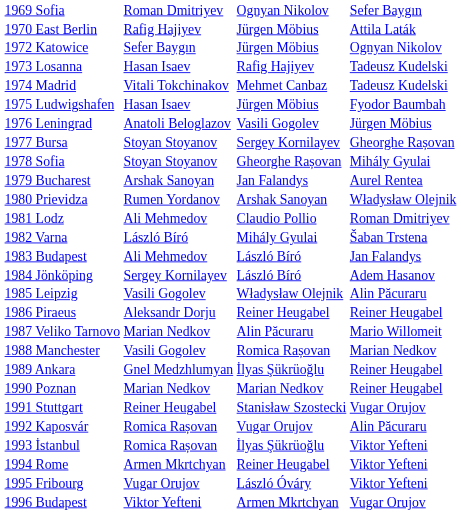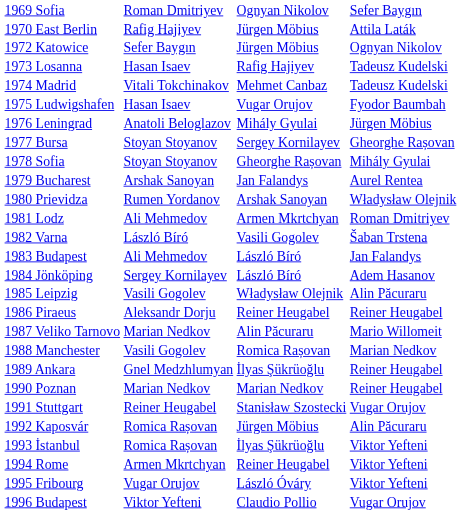(278, 104) Jürgen Möbius -> (275, 104) Vugar Orujov
(278, 123) Vasili Gogolev -> (277, 123) Mihály Gyulai
(277, 218) Claudio Pollio -> (288, 218) Armen Mkrtchyan
(277, 237) Mihály Gyulai -> (278, 237) Vasili Gogolev
(275, 426) Vugar Orujov -> (278, 426) Jürgen Möbius
(288, 502) Armen Mkrtchyan -> (277, 502) Claudio Pollio
